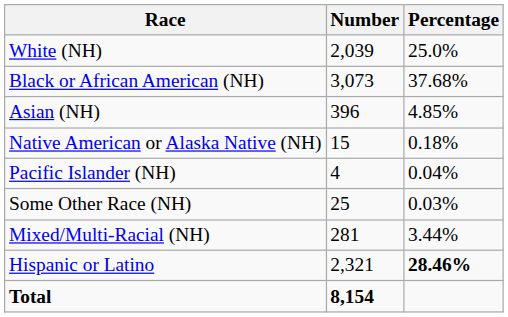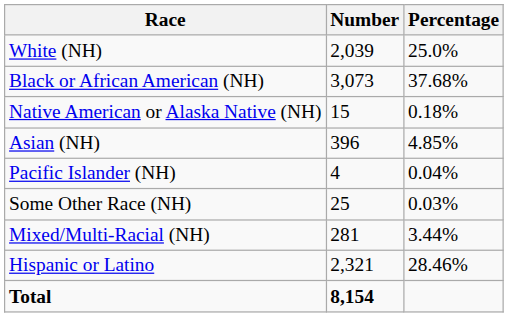rows swapped: (165, 142) <-> (54, 111)
(440, 265) bold -> (438, 265) normal
